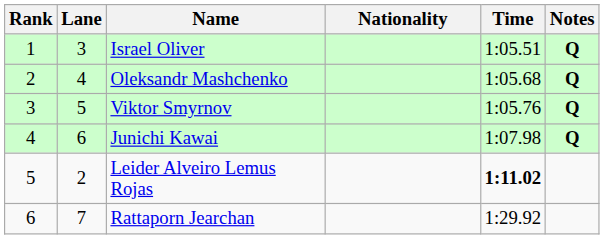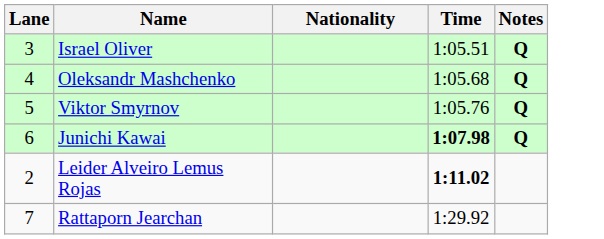- column: (31, 19)
(513, 138) normal -> (461, 138) bold
